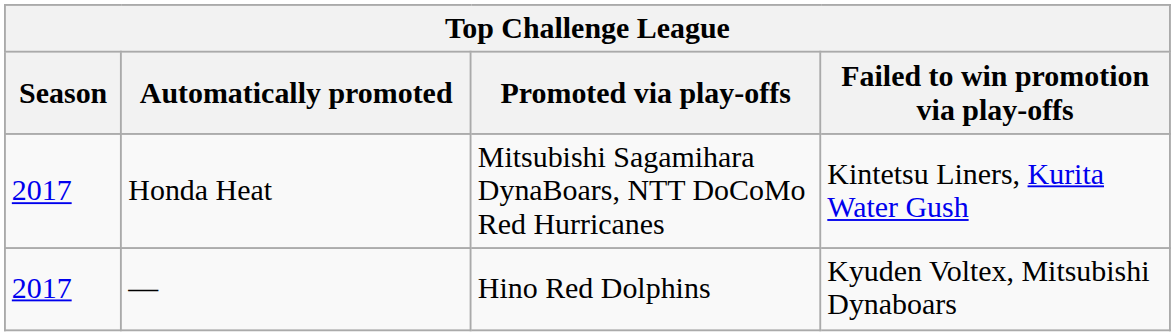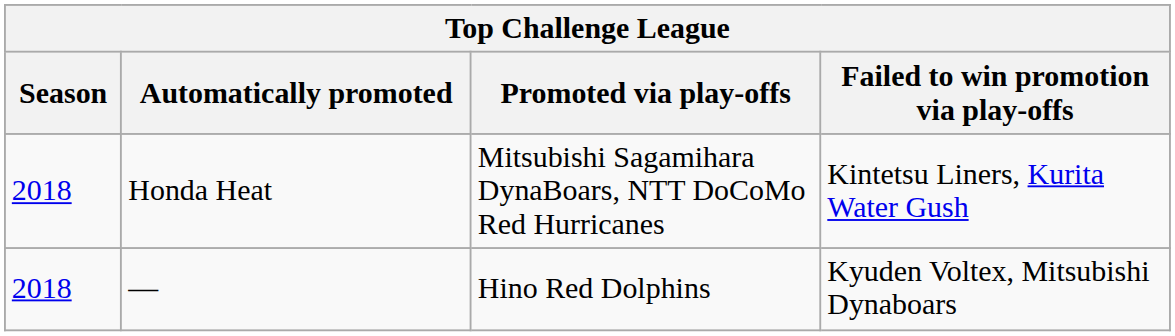(42, 190) 2017 -> (42, 190) 2018
(42, 288) 2017 -> (42, 288) 2018
